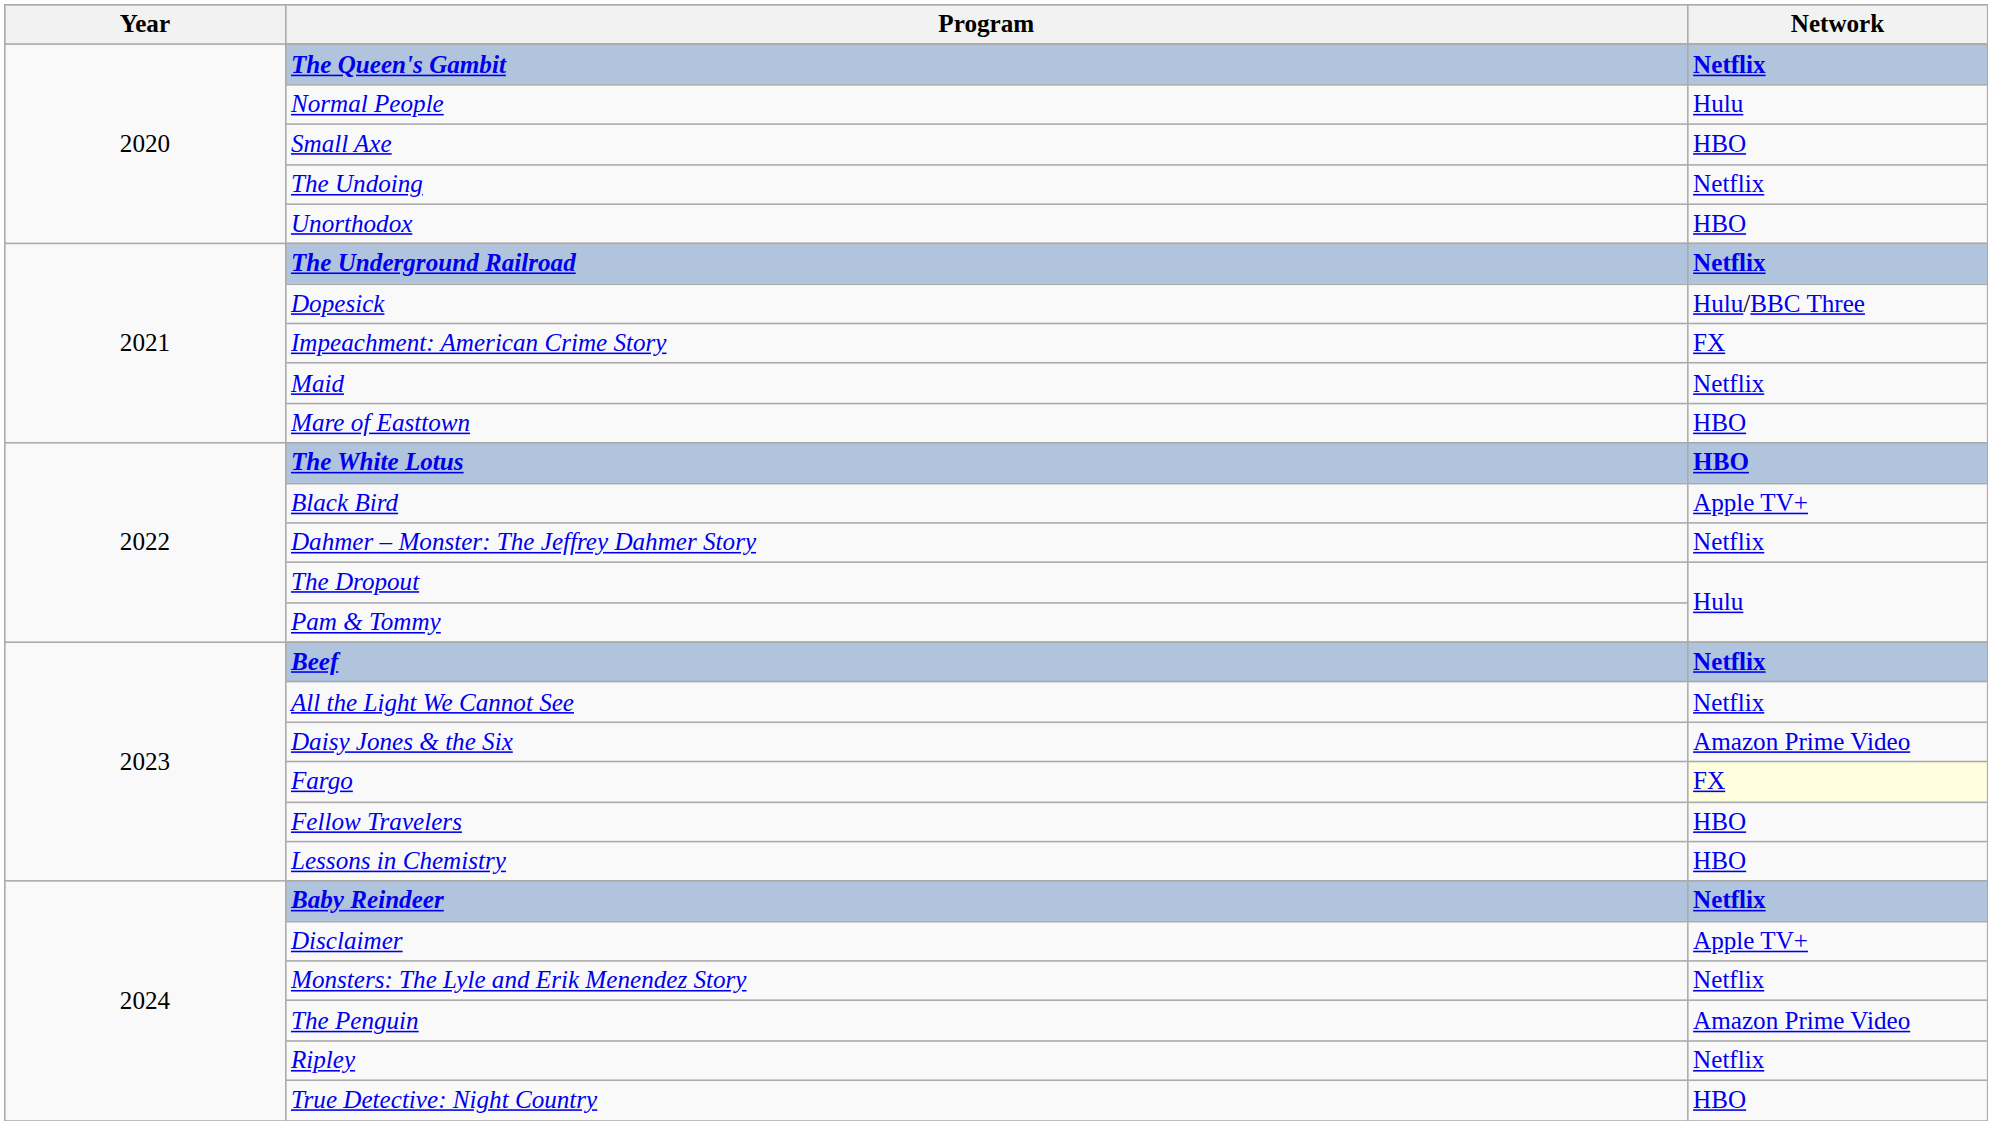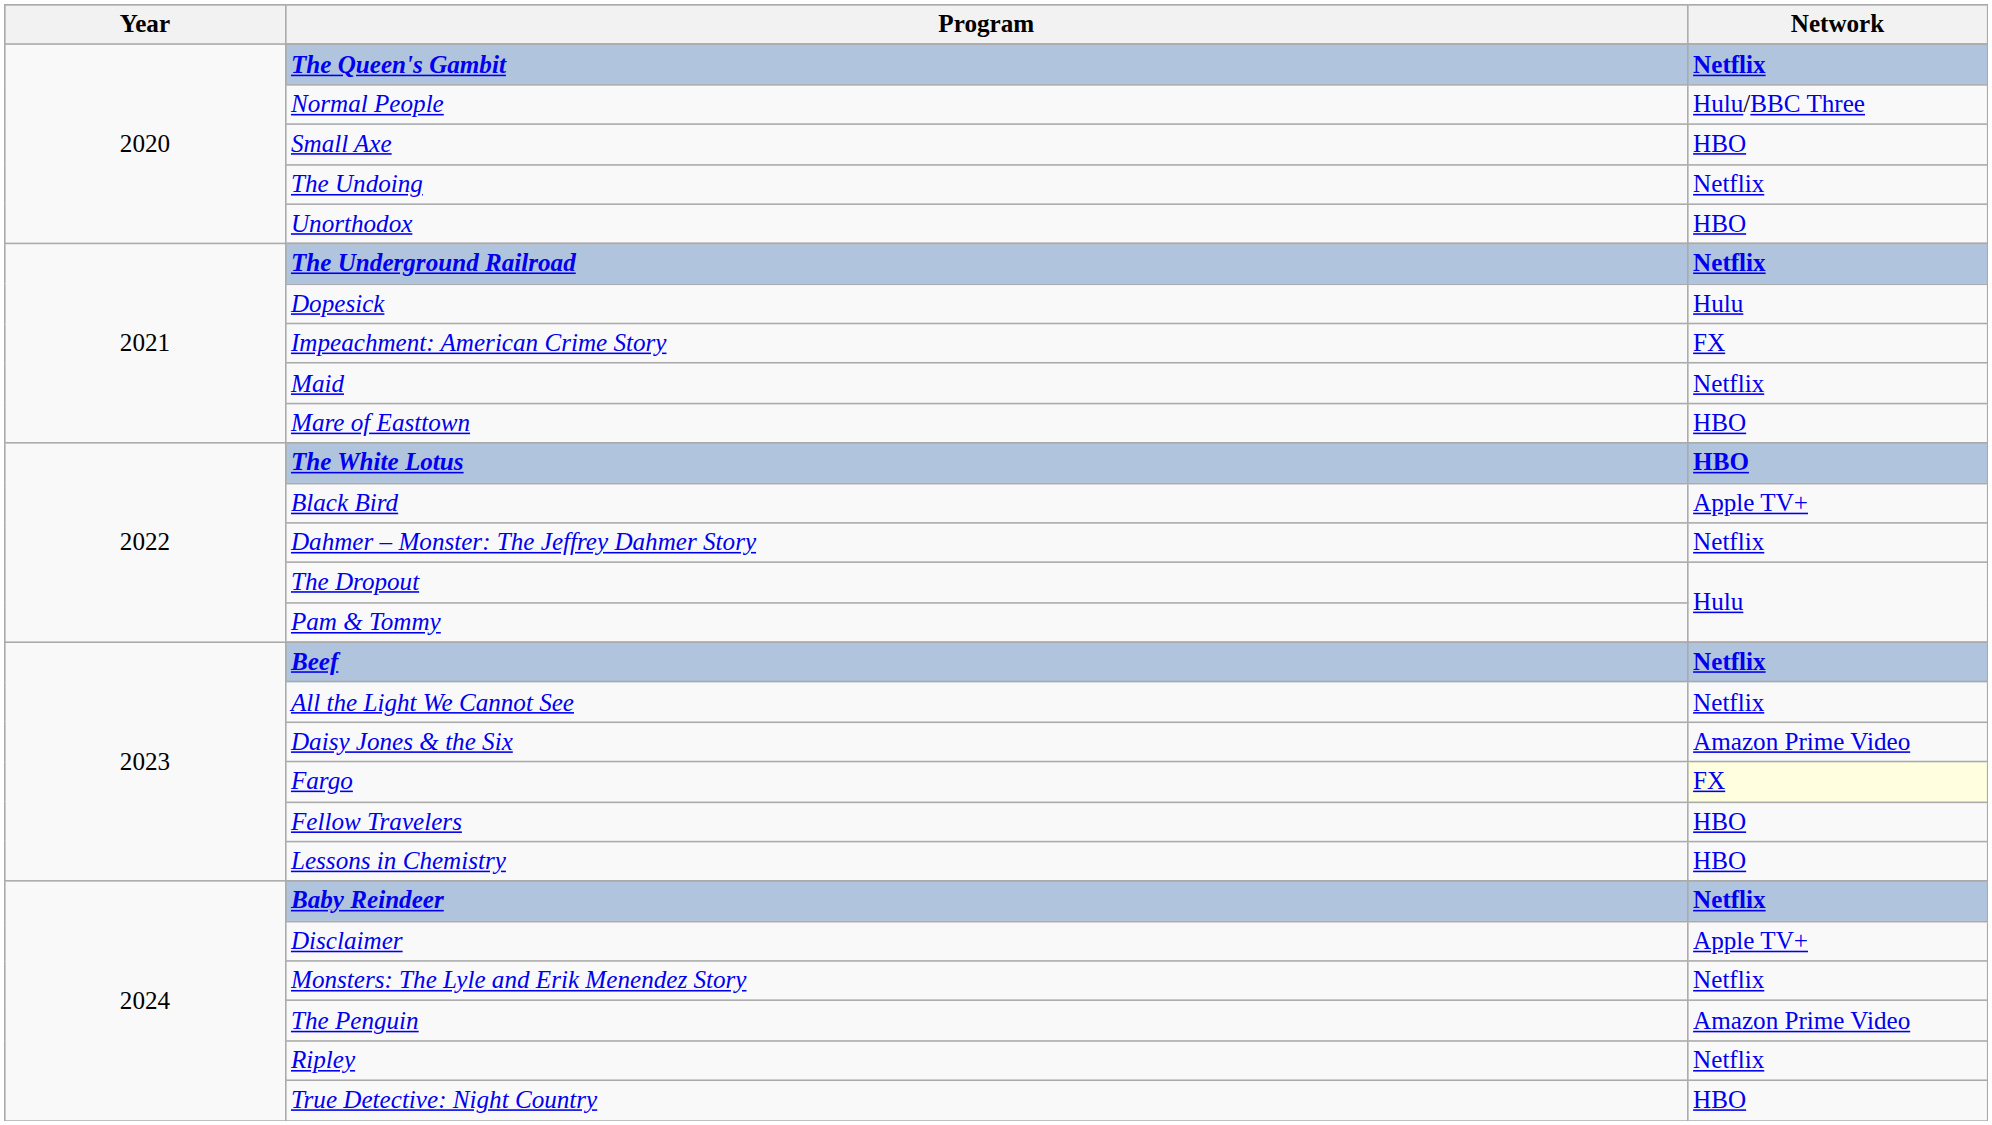(1718, 104) Hulu -> (1779, 104) Hulu/BBC Three
(1779, 303) Hulu/BBC Three -> (1718, 303) Hulu
